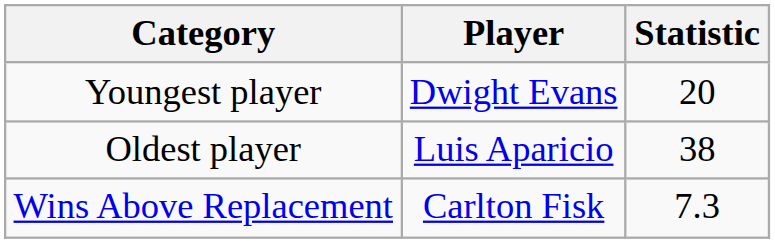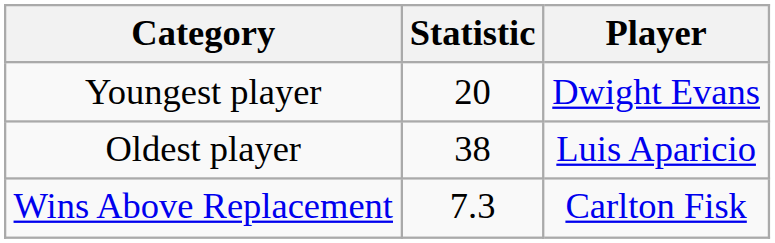columns swapped: (514, 33) <-> (697, 33)
